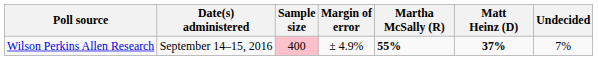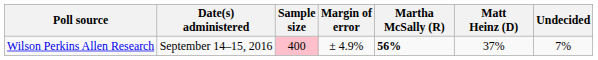(389, 45) 55% -> (389, 45) 56%
(494, 45) bold -> (494, 45) normal
